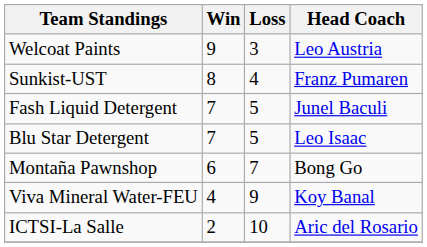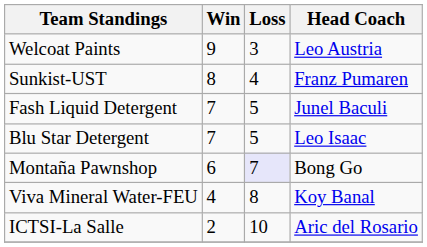(254, 167) no background -> (254, 167) lavender background
(254, 197) 9 -> (254, 197) 8
